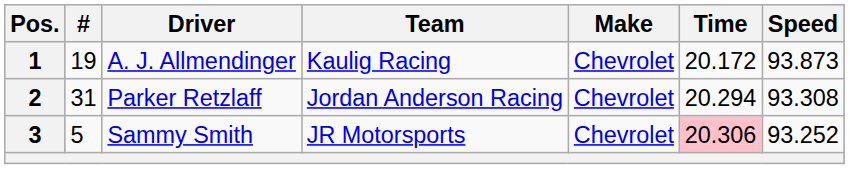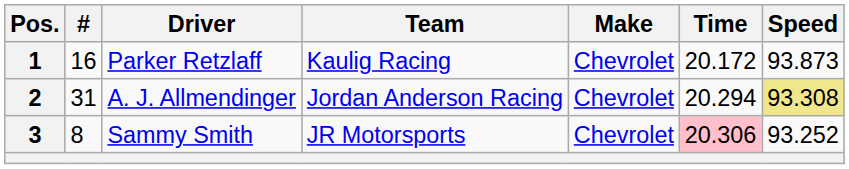(84, 61) 19 -> (84, 61) 16
(202, 61) A. J. Allmendinger -> (185, 61) Parker Retzlaff
(185, 98) Parker Retzlaff -> (202, 98) A. J. Allmendinger
(803, 98) no background -> (803, 98) khaki background
(77, 135) 5 -> (77, 135) 8
